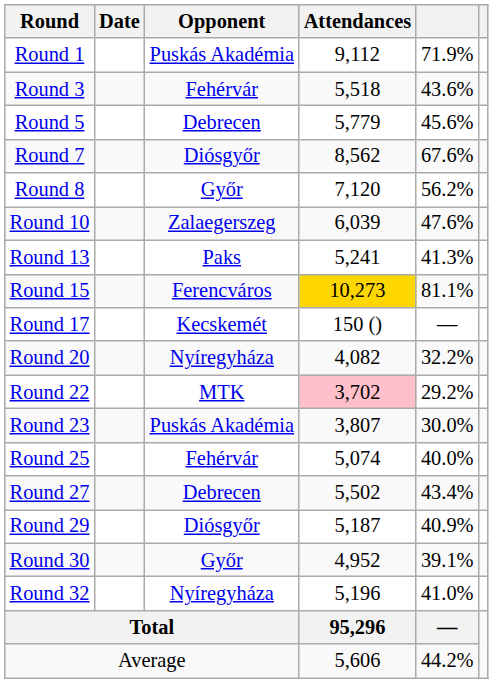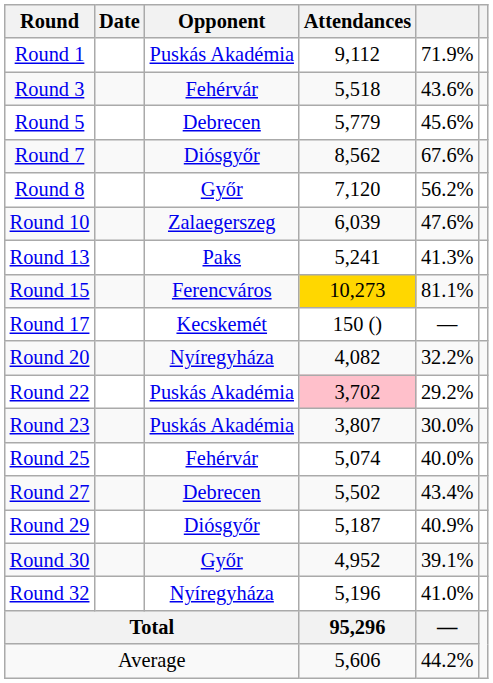(222, 391) MTK -> (222, 391) Puskás Akadémia
